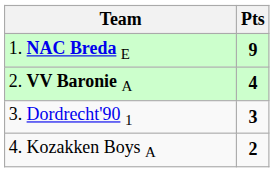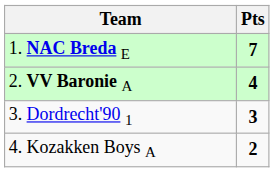(253, 50) 9 -> (253, 50) 7
